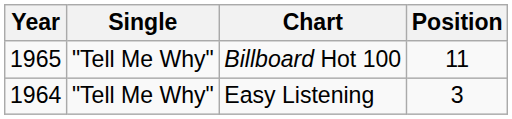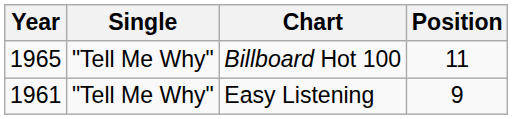(36, 95) 1964 -> (36, 95) 1961
(457, 95) 3 -> (457, 95) 9
